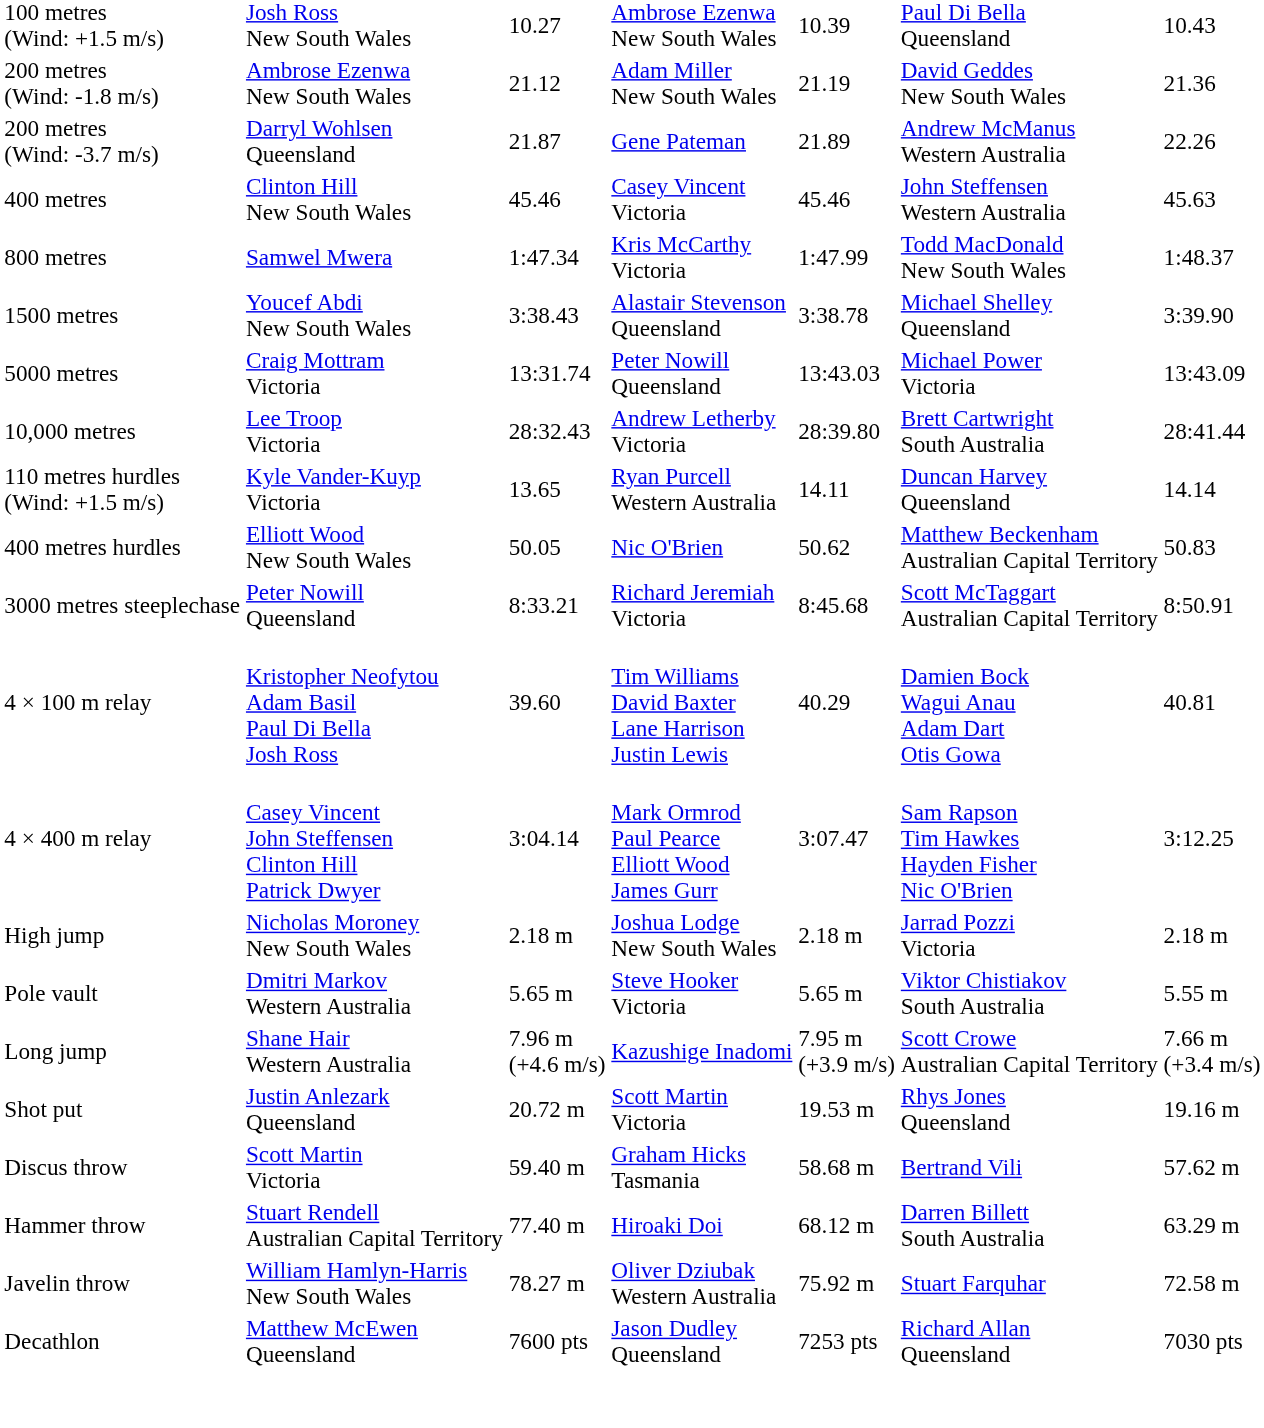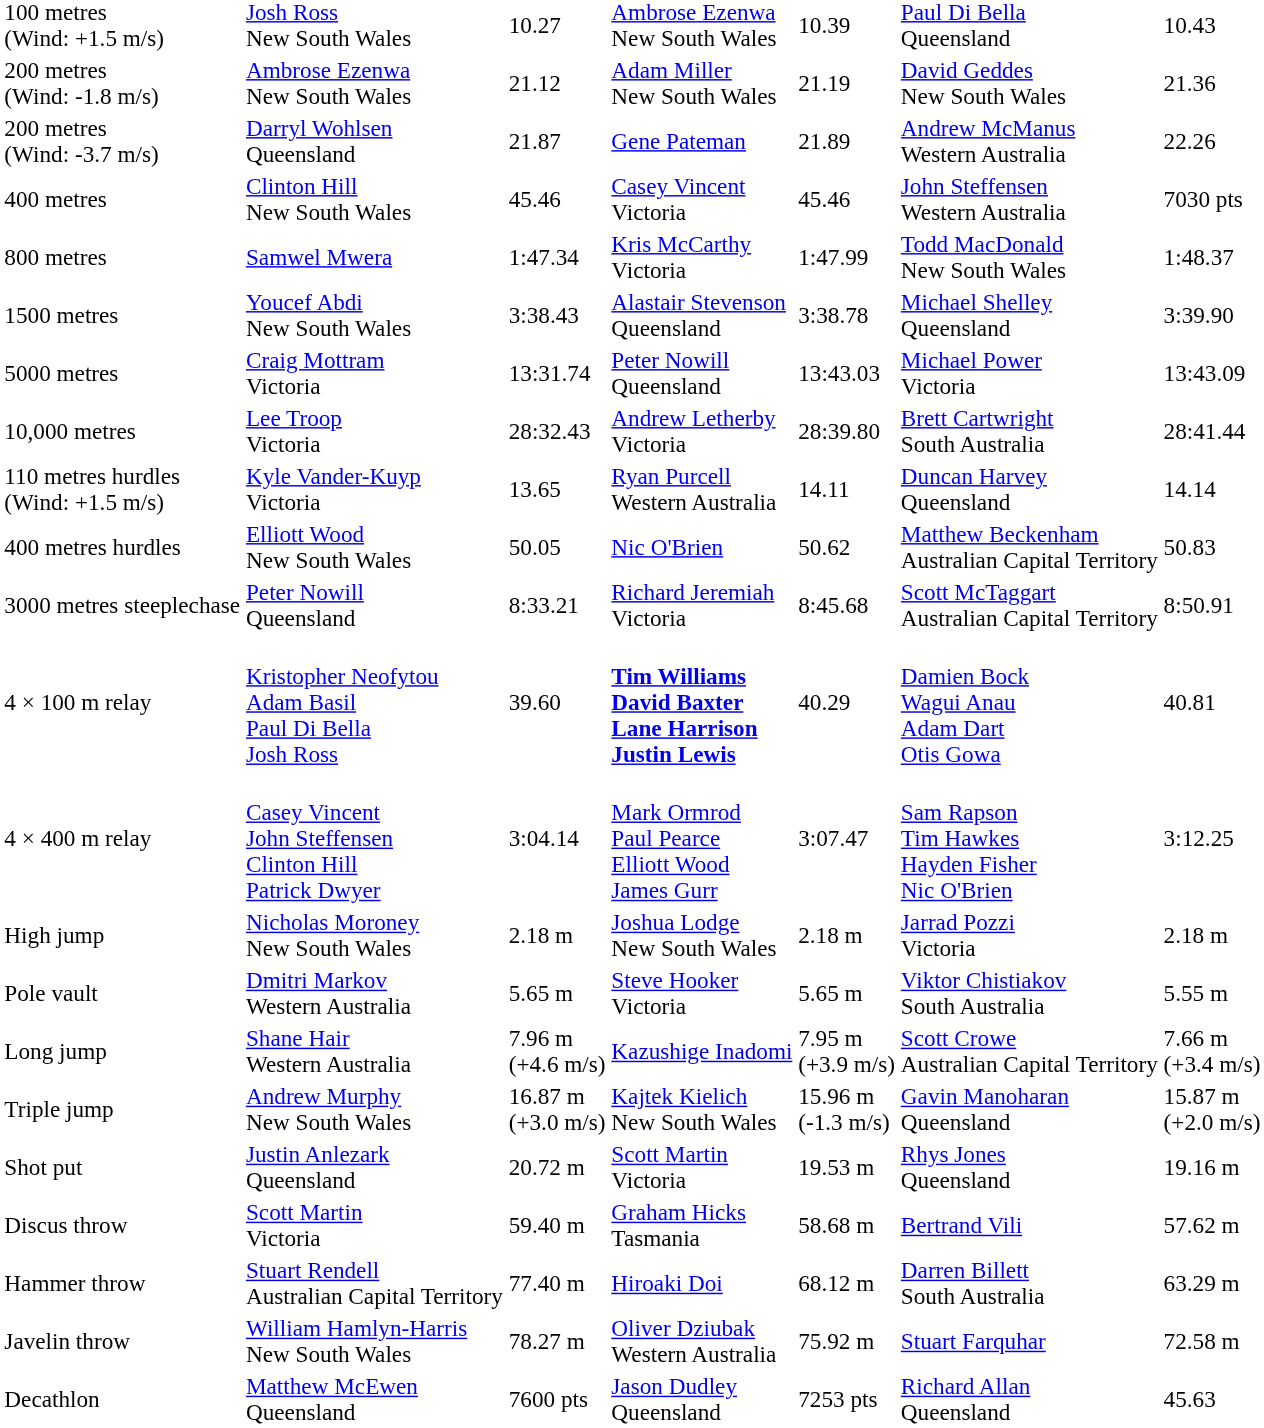(1190, 199) 45.63 -> (1203, 199) 7030 pts
(678, 715) normal -> (684, 715) bold
+ row: (59, 1109)
(1203, 1341) 7030 pts -> (1190, 1399) 45.63
